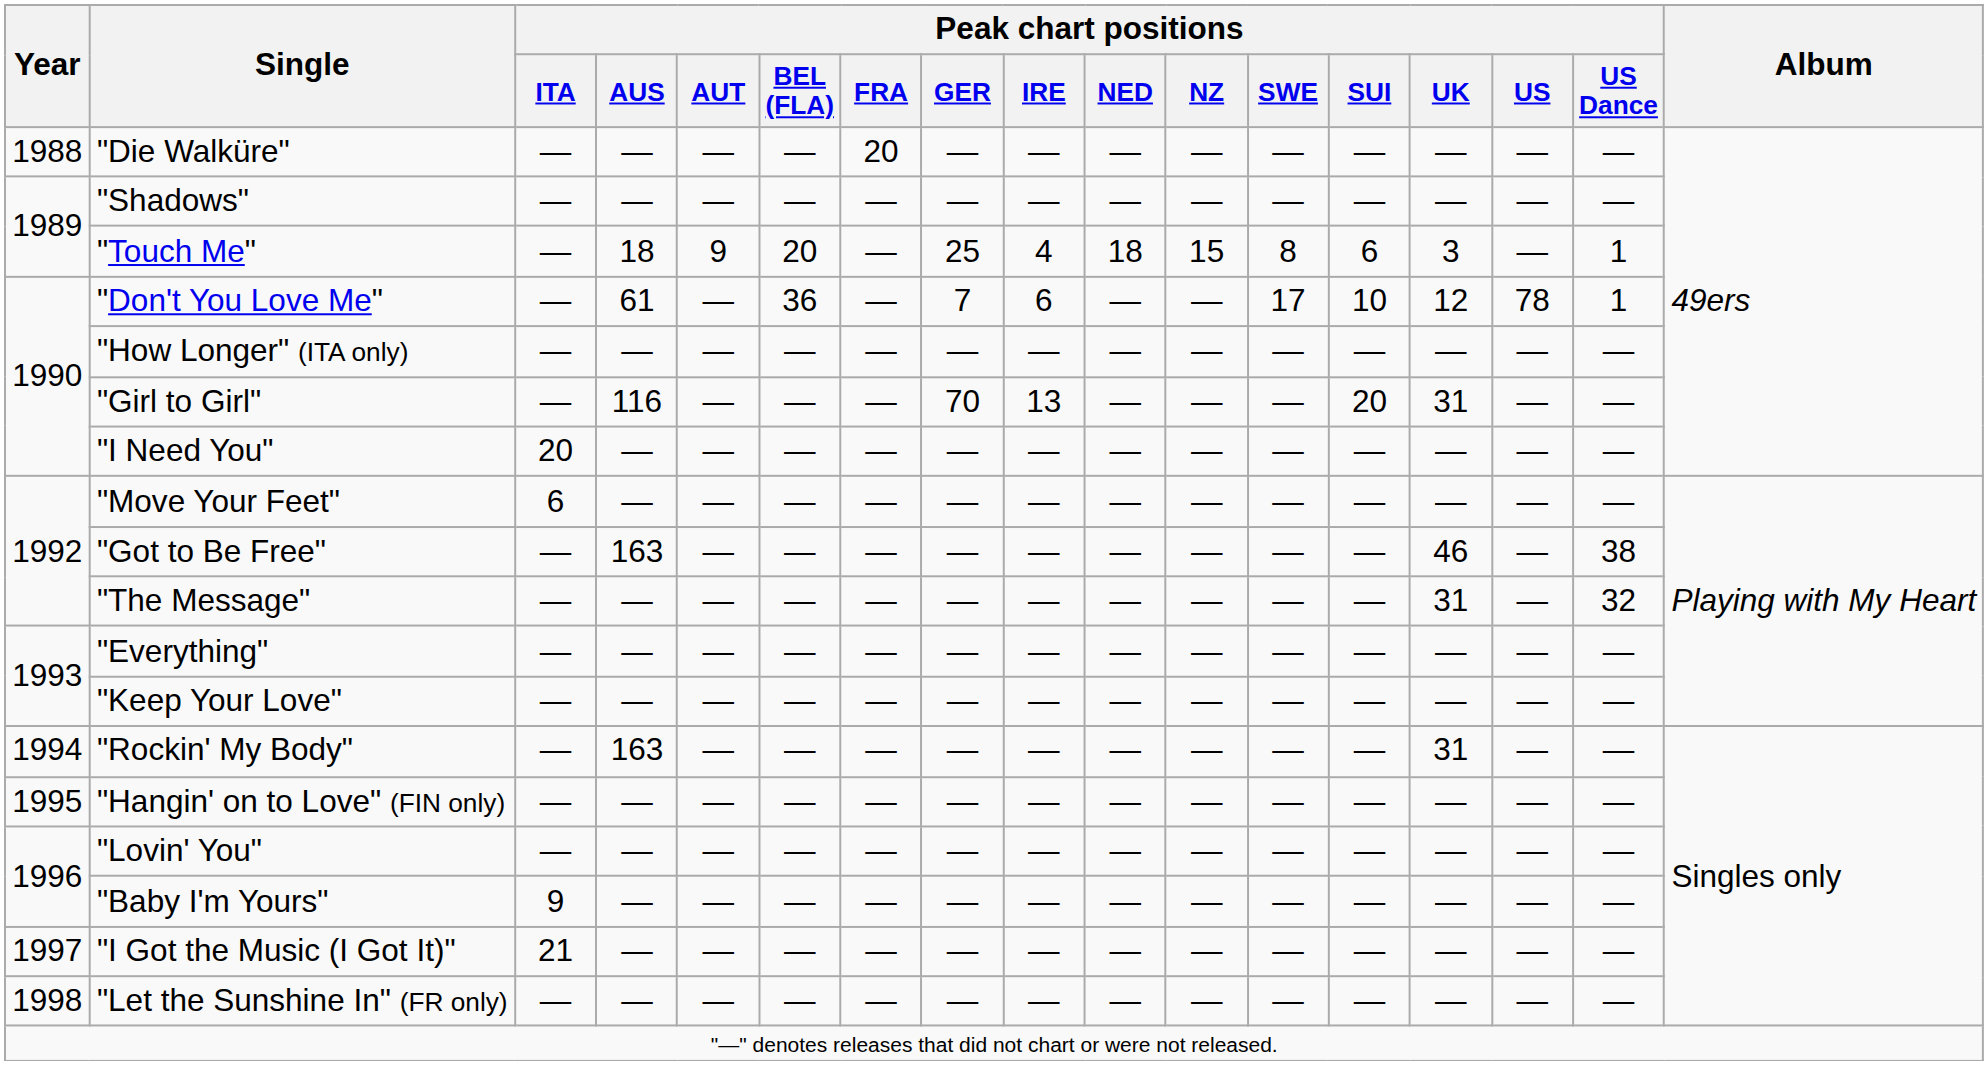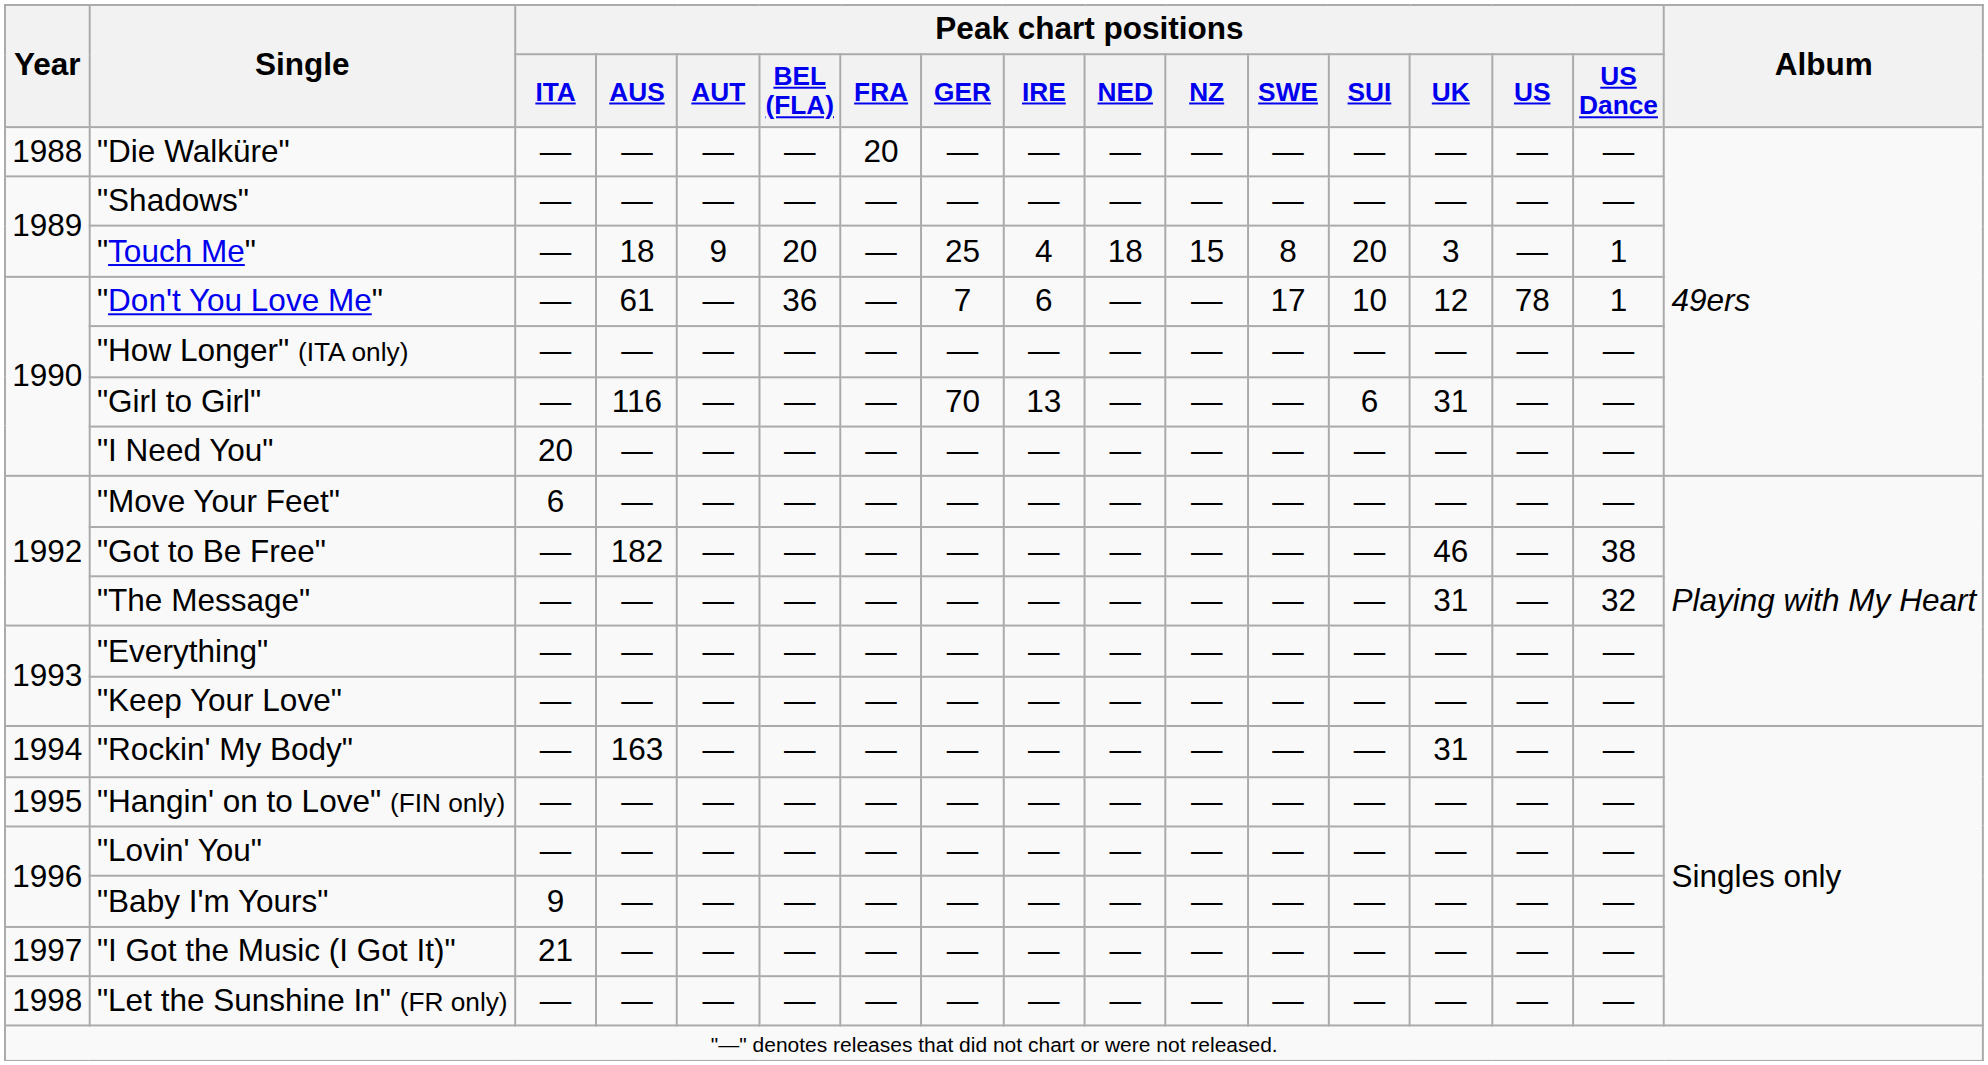(1369, 250) 6 -> (1369, 250) 20
(1369, 400) 20 -> (1369, 400) 6
(637, 550) 163 -> (637, 550) 182
